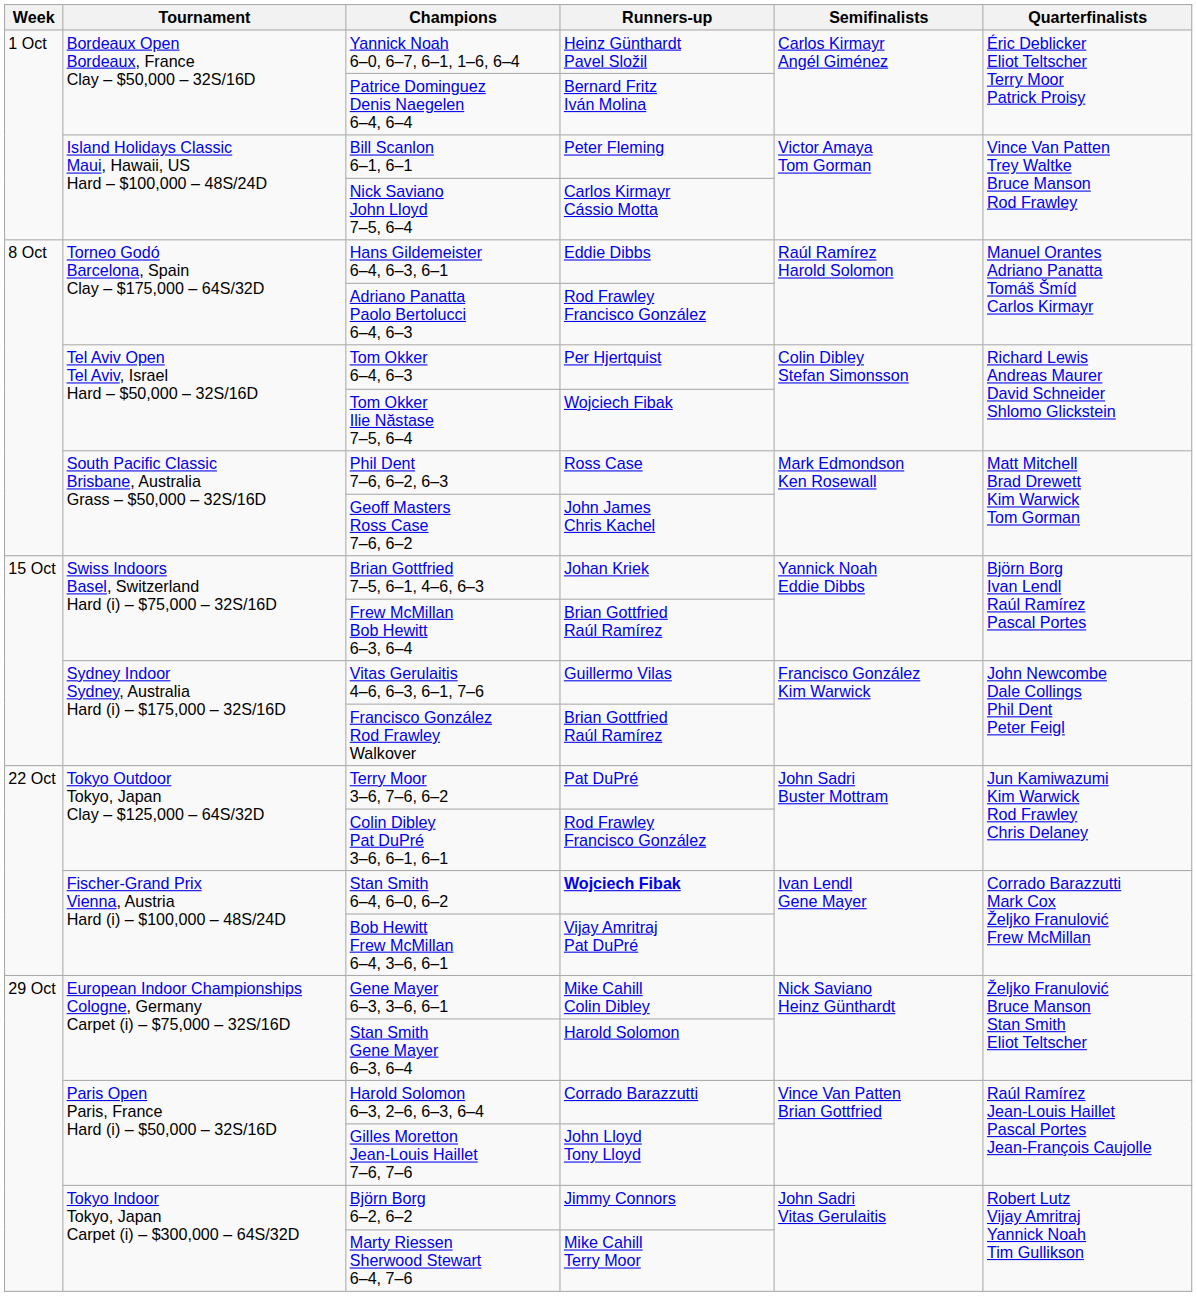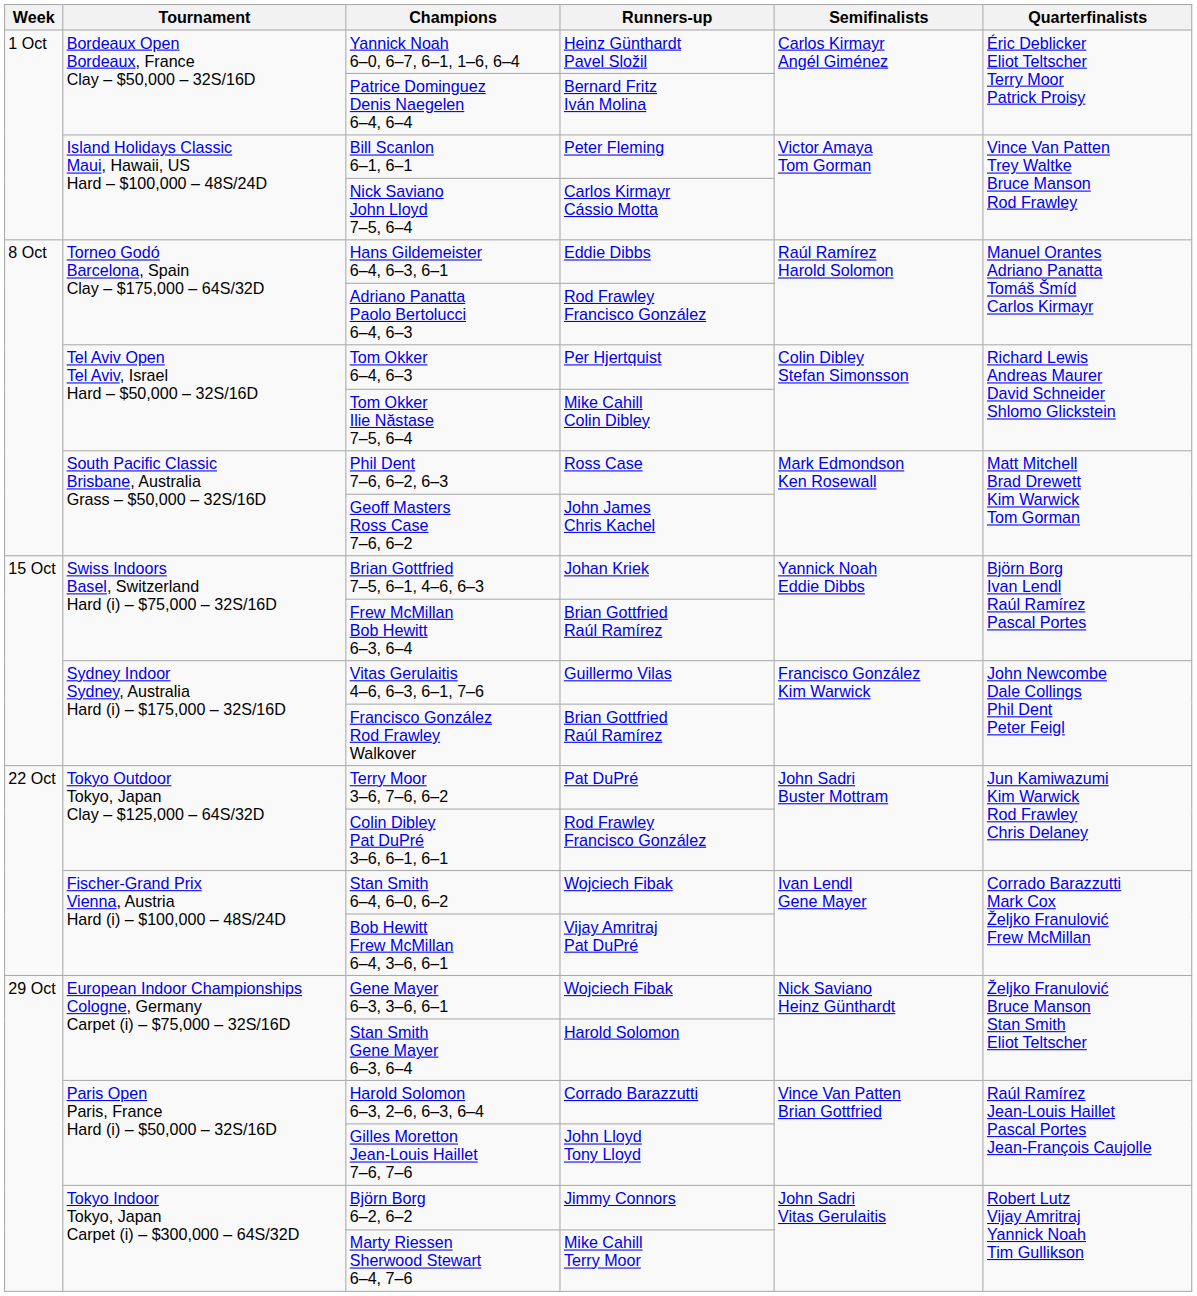(618, 402) Wojciech Fibak -> (607, 411) Mike Cahill Colin Dibley
(622, 884) bold -> (618, 884) normal
(607, 998) Mike Cahill Colin Dibley -> (618, 989) Wojciech Fibak
